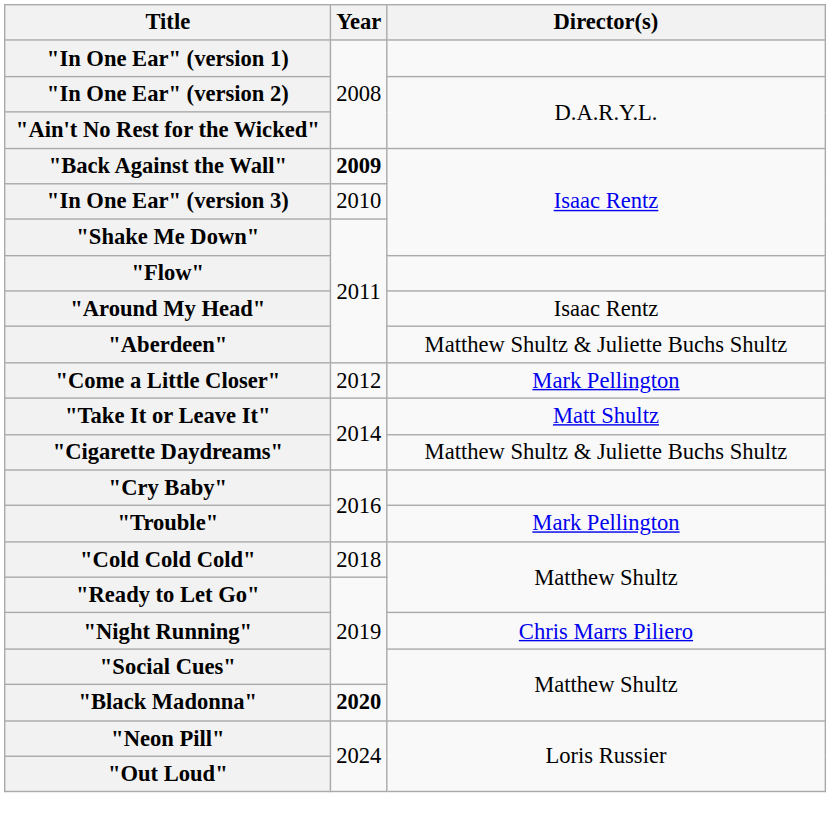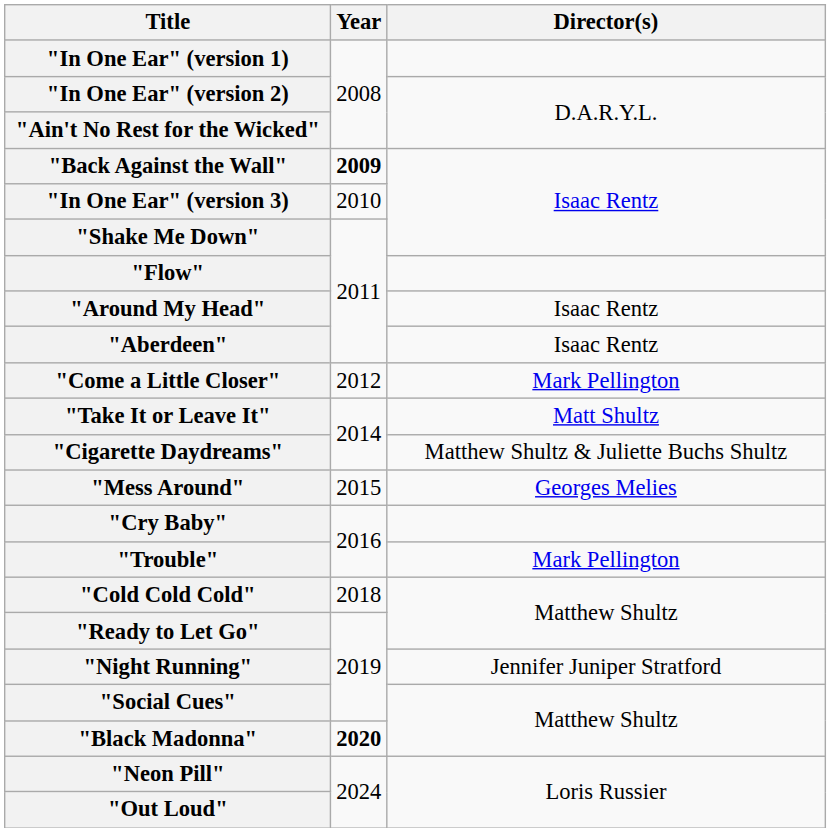(606, 344) Matthew Shultz & Juliette Buchs Shultz -> (606, 344) Isaac Rentz
+ row: (168, 487)
(606, 630) Chris Marrs Piliero -> (606, 666) Jennifer Juniper Stratford
